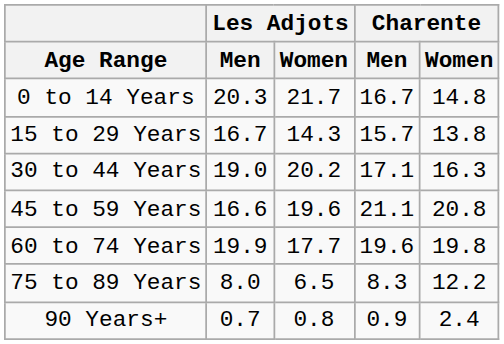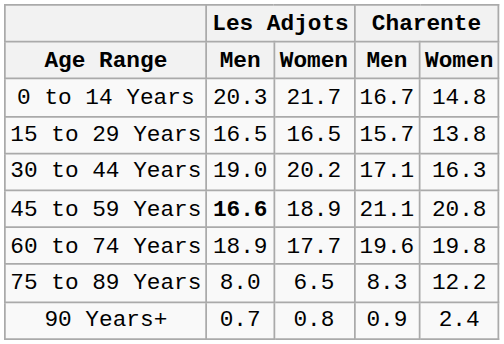(240, 135) 16.7 -> (240, 135) 16.5
(314, 135) 14.3 -> (314, 135) 16.5
(240, 209) normal -> (240, 209) bold
(314, 209) 19.6 -> (314, 209) 18.9
(240, 246) 19.9 -> (240, 246) 18.9
